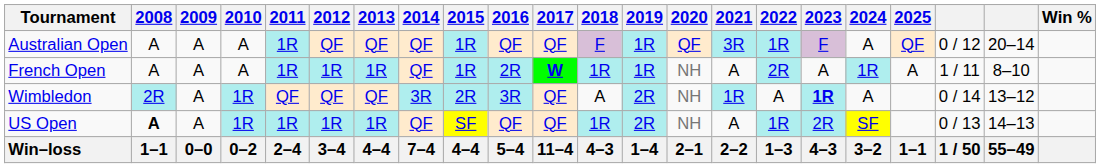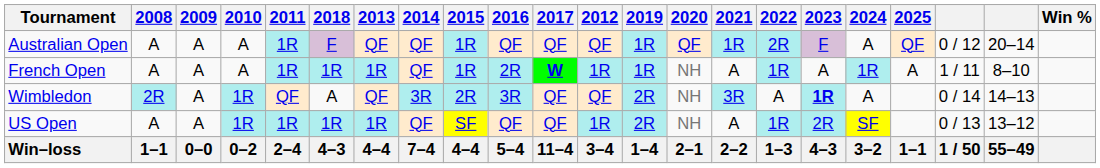columns swapped: (332, 17) <-> (600, 17)
(734, 44) 3R -> (734, 44) 1R
(779, 44) 1R -> (779, 44) 2R
(779, 70) 2R -> (779, 70) 1R
(734, 96) 1R -> (734, 96) 3R
(1011, 96) 13–12 -> (1011, 96) 14–13
(154, 123) bold -> (154, 123) normal
(1011, 123) 14–13 -> (1011, 123) 13–12
